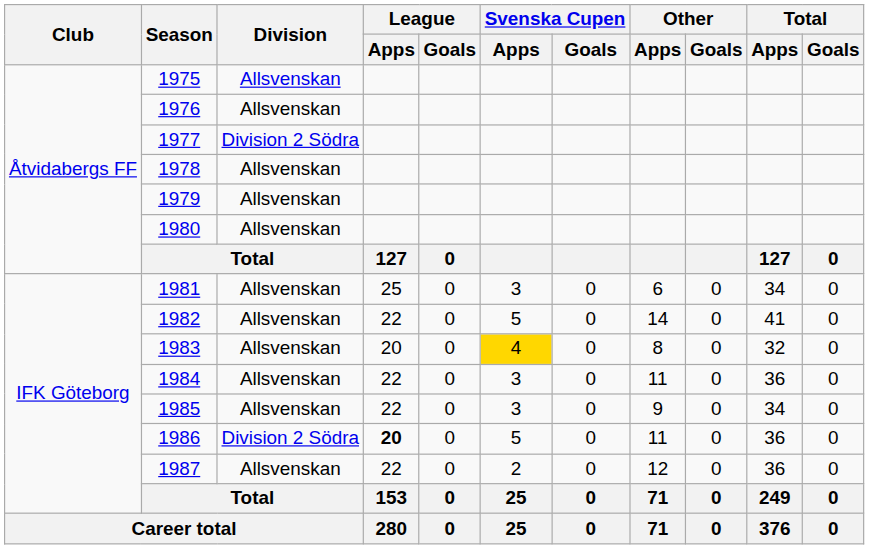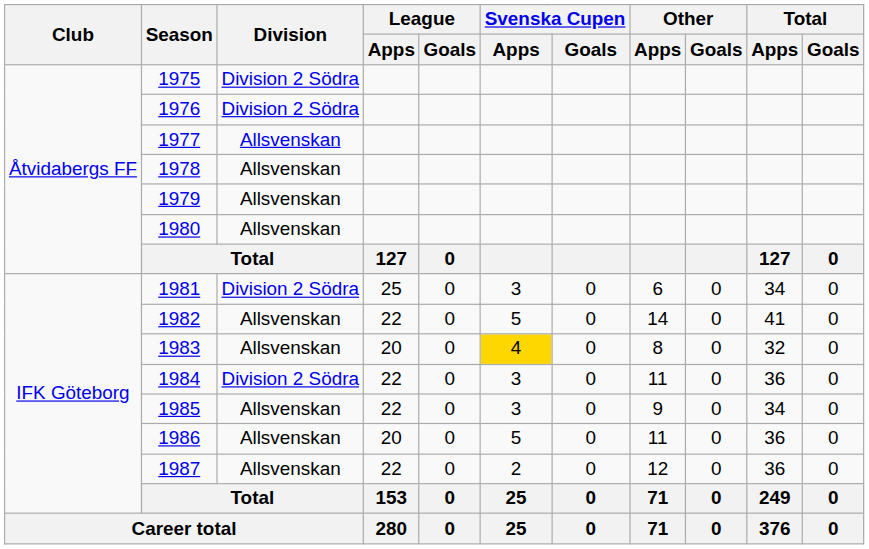(290, 79) Allsvenskan -> (290, 79) Division 2 Södra
(290, 109) Allsvenskan -> (290, 109) Division 2 Södra
(290, 139) Division 2 Södra -> (290, 139) Allsvenskan
(290, 288) Allsvenskan -> (290, 288) Division 2 Södra
(290, 378) Allsvenskan -> (290, 378) Division 2 Södra
(290, 438) Division 2 Södra -> (290, 438) Allsvenskan
(391, 438) bold -> (391, 438) normal
